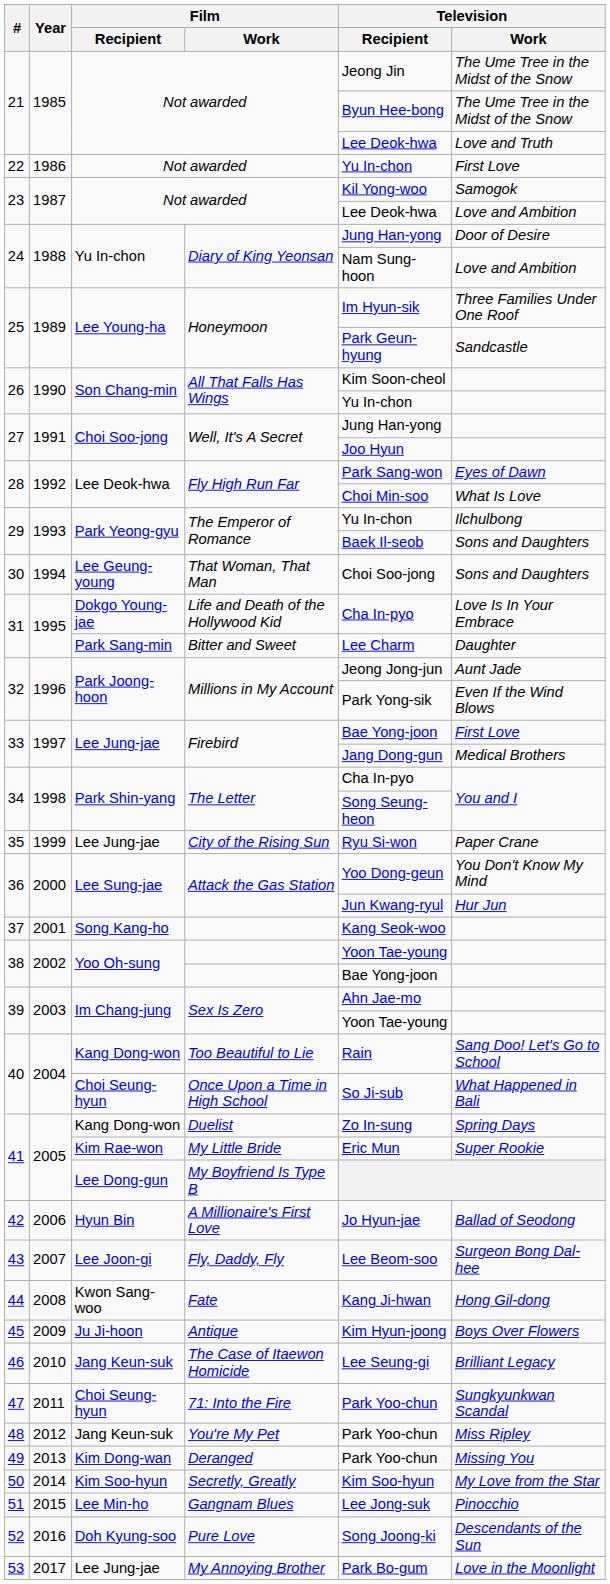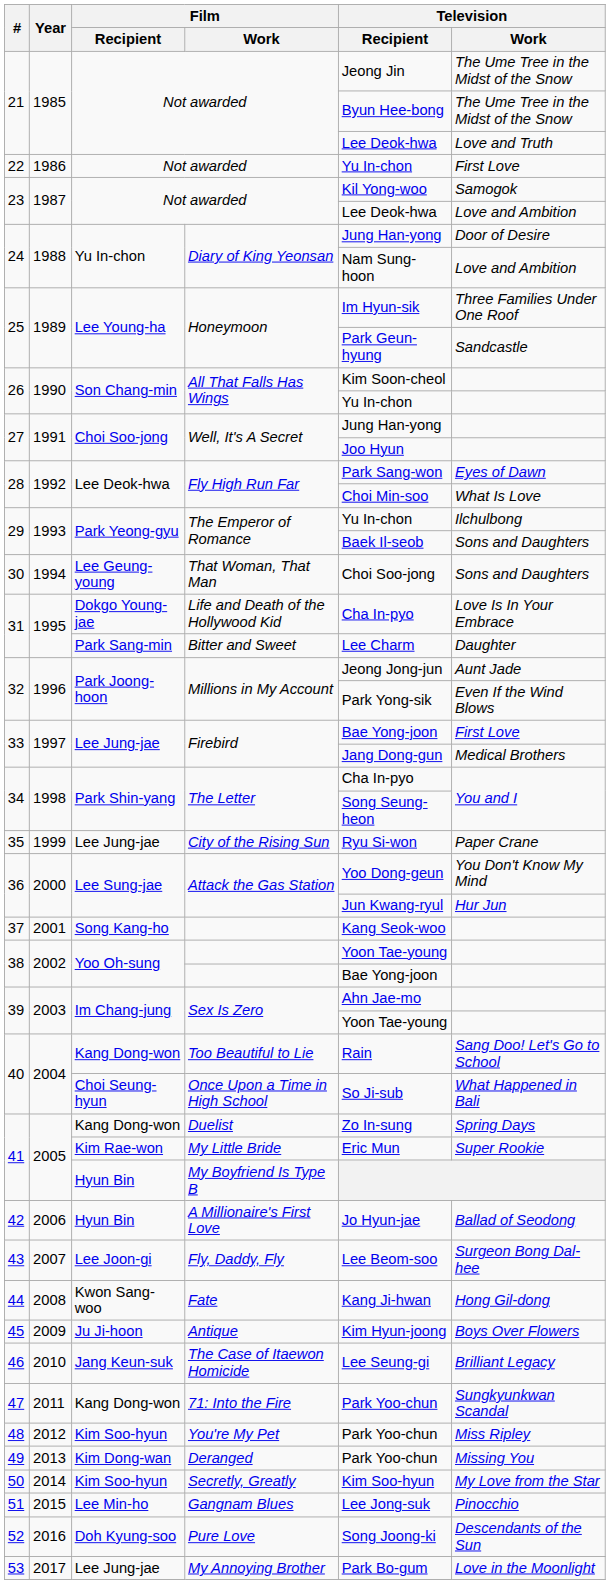(121, 1180) Lee Dong-gun -> (105, 1180) Hyun Bin
(116, 1403) Choi Seung-hyun -> (127, 1403) Kang Dong-won
(124, 1434) Jang Keun-suk -> (121, 1434) Kim Soo-hyun
